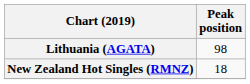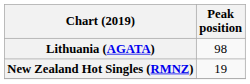(221, 68) 18 -> (221, 68) 19
